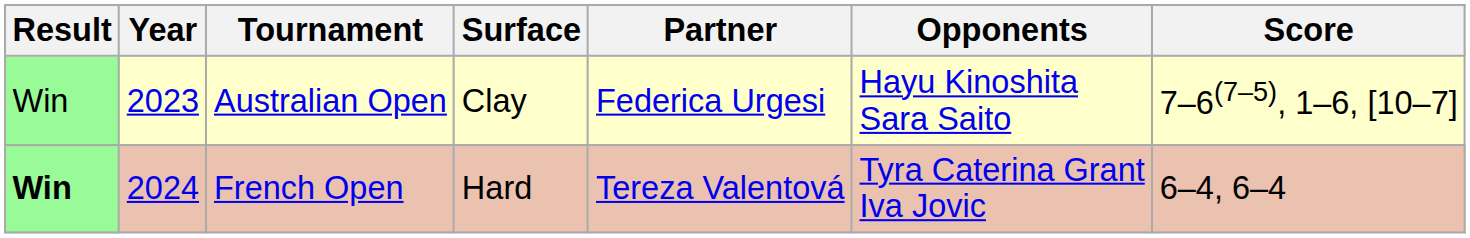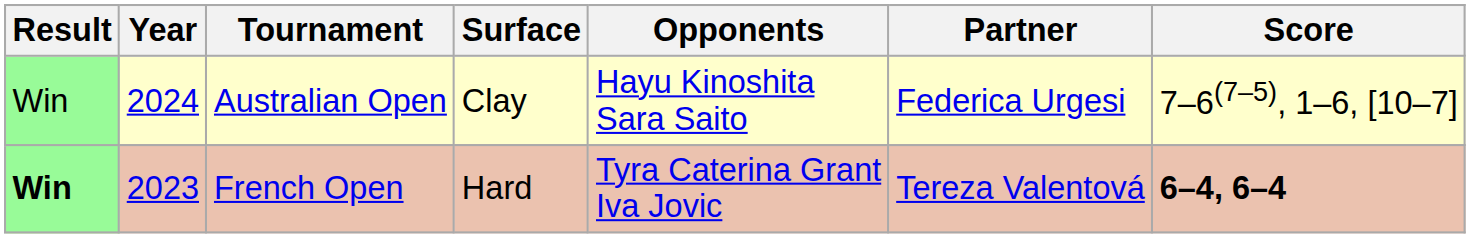columns swapped: (720, 30) <-> (1002, 30)
(163, 100) 2023 -> (163, 100) 2024
(163, 188) 2024 -> (163, 188) 2023
(1223, 188) normal -> (1223, 188) bold
